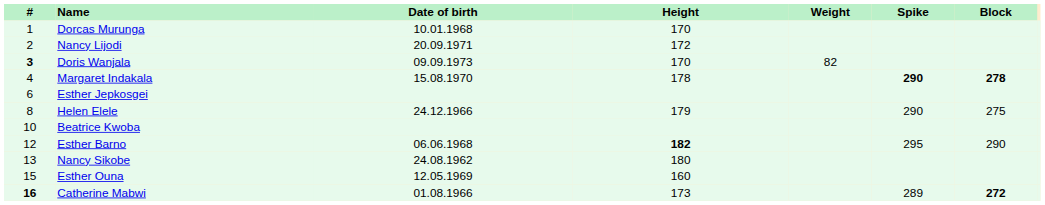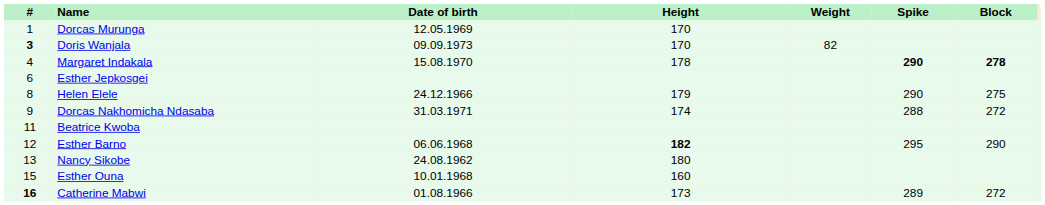(443, 29) 10.01.1968 -> (443, 29) 12.05.1969
- row: (89, 45)
+ row: (136, 111)
(30, 127) 10 -> (30, 127) 11
(443, 176) 12.05.1969 -> (443, 176) 10.01.1968
(996, 193) bold -> (996, 193) normal
